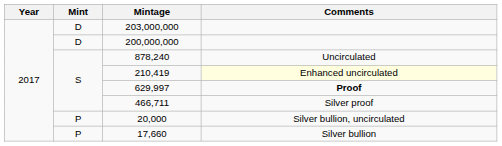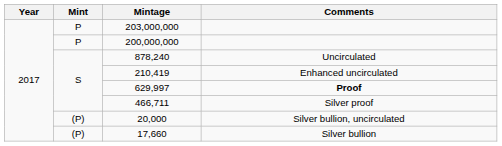(78, 27) D -> (78, 27) P
(78, 42) D -> (78, 42) P
(349, 73) lightyellow background -> (349, 73) no background
(78, 118) P -> (78, 118) (P)
(78, 133) P -> (78, 133) (P)
